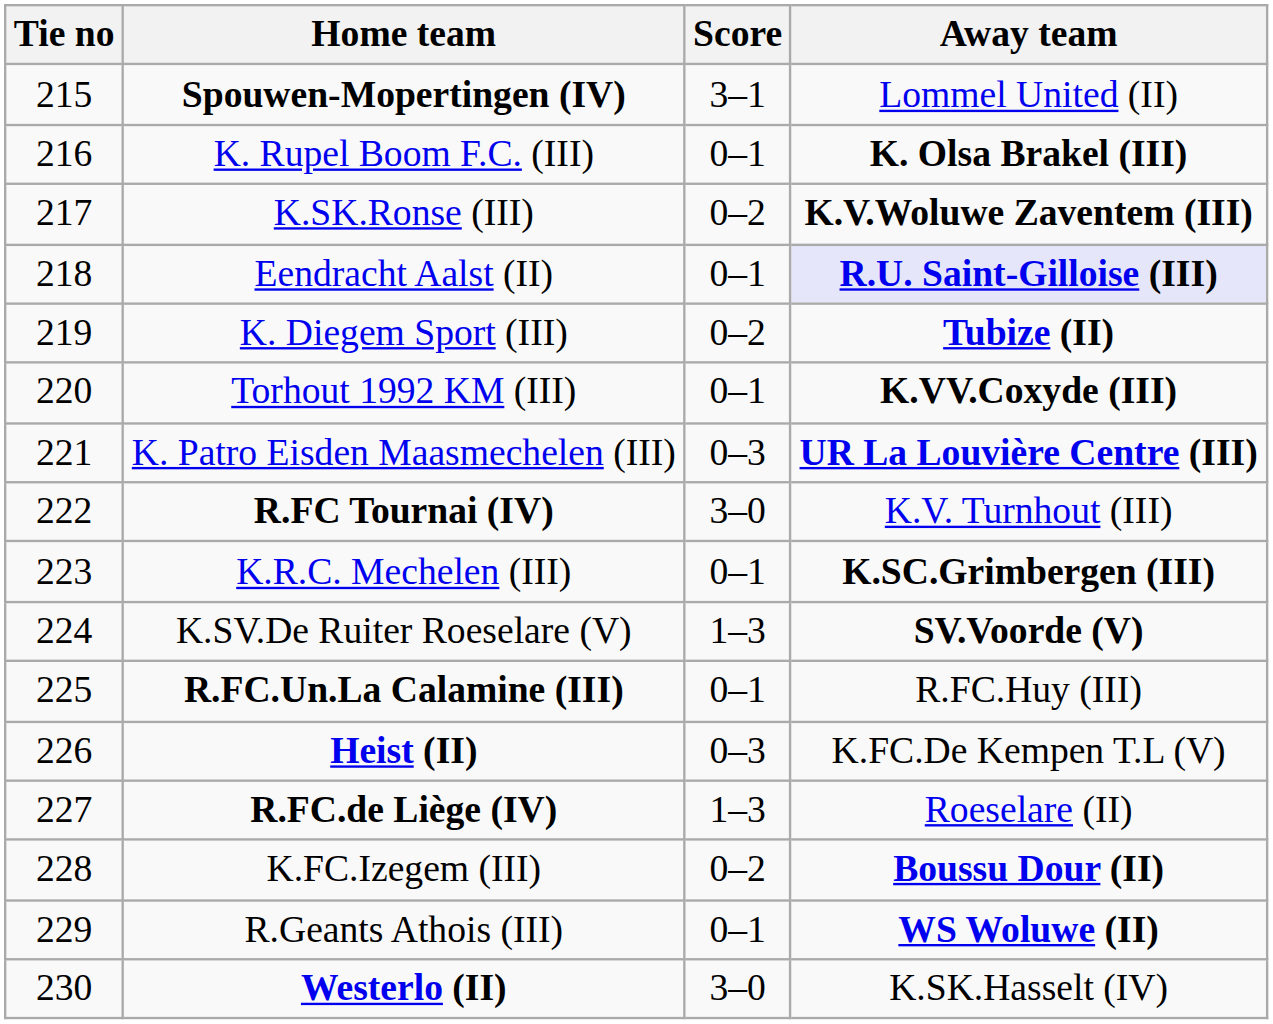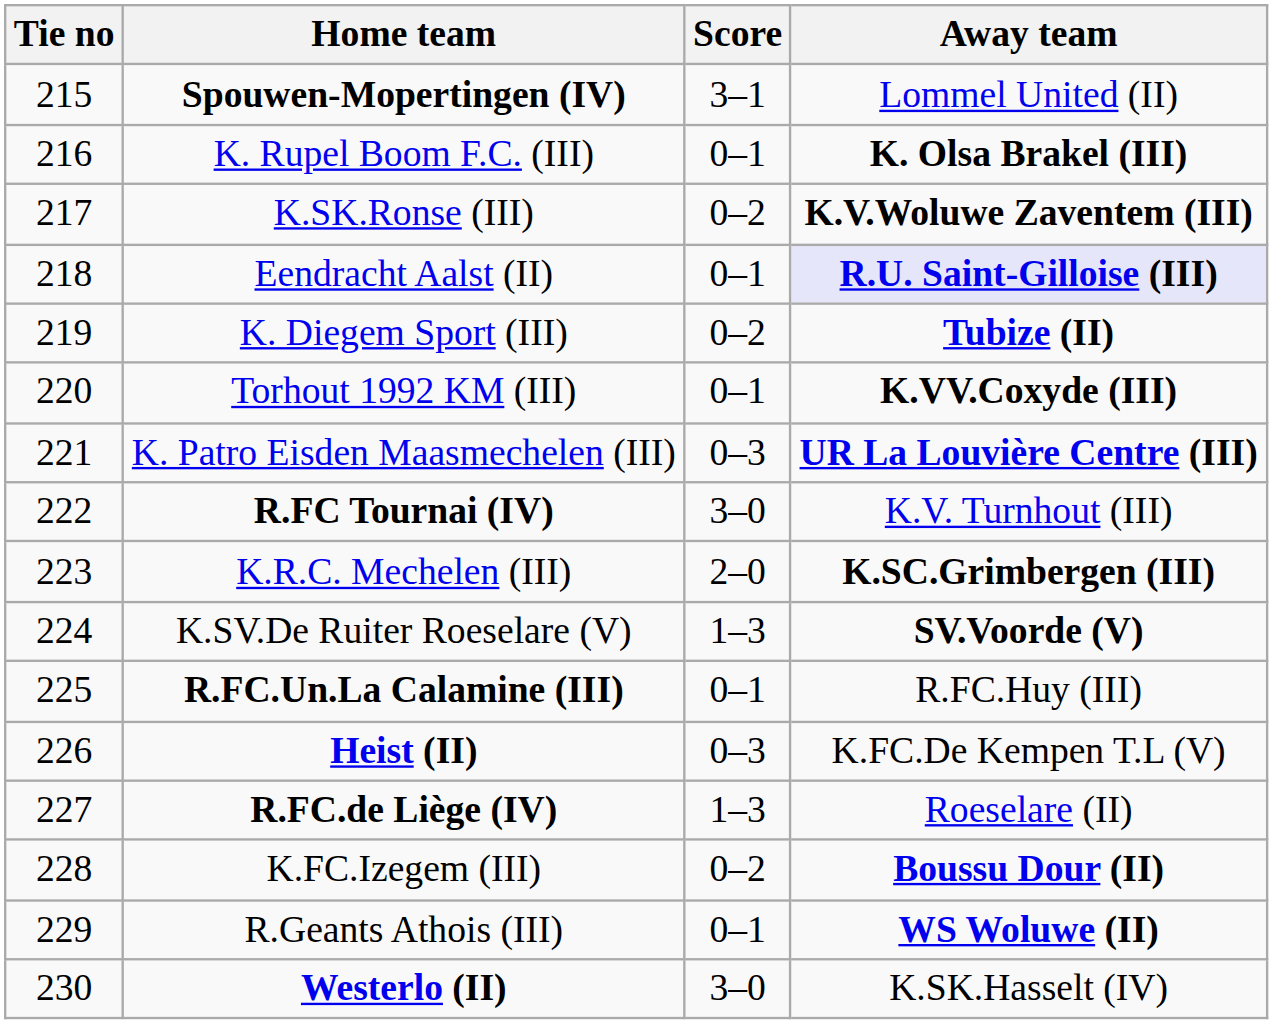(738, 570) 0–1 -> (738, 570) 2–0
